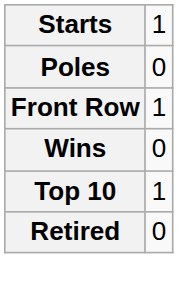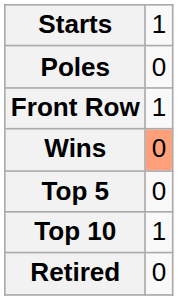(159, 149) no background -> (159, 149) lightsalmon background
+ row: (75, 190)
